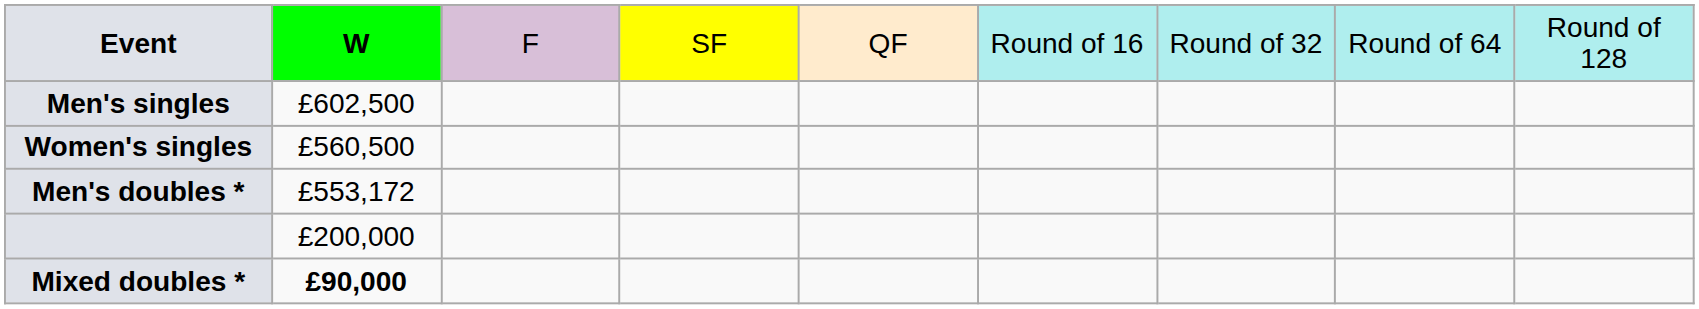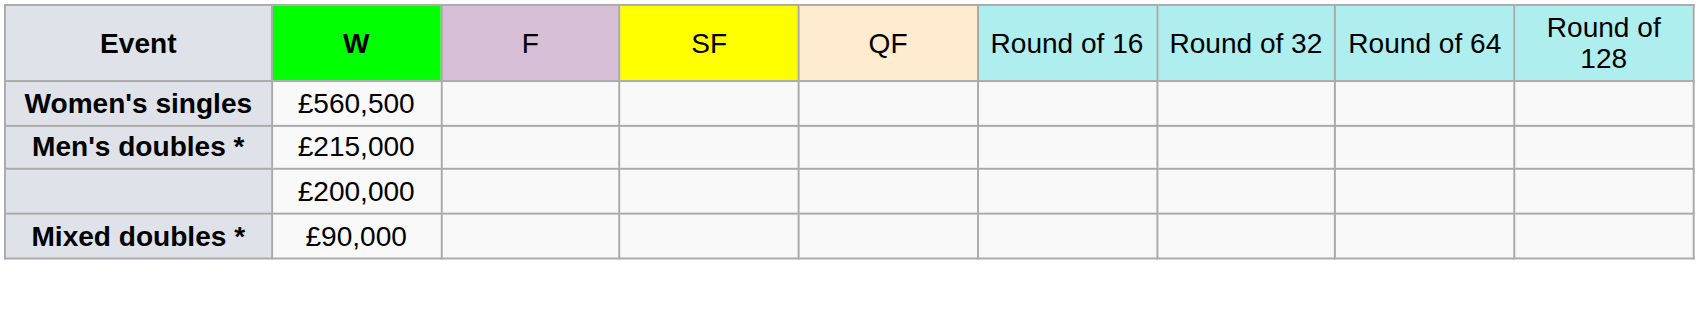- row: (138, 103)
(356, 192) £553,172 -> (356, 147) £215,000
(356, 281) bold -> (356, 236) normal
